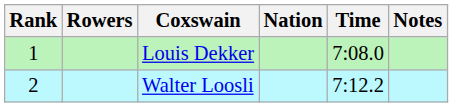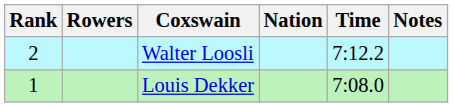rows swapped: (198, 53) <-> (198, 85)
